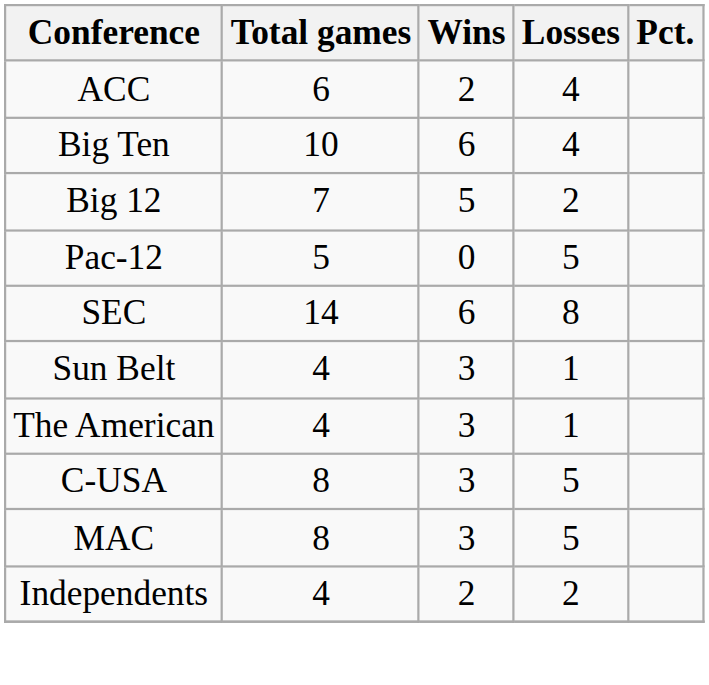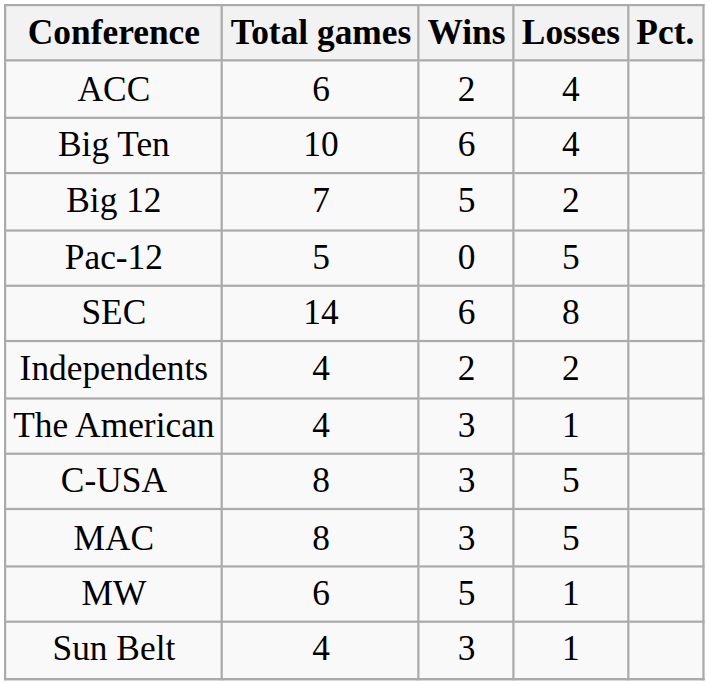rows swapped: (114, 593) <-> (114, 369)
+ row: (114, 593)
